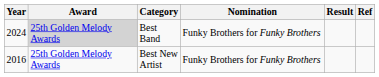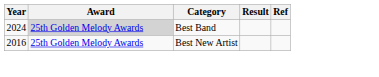- column: (252, 12)
